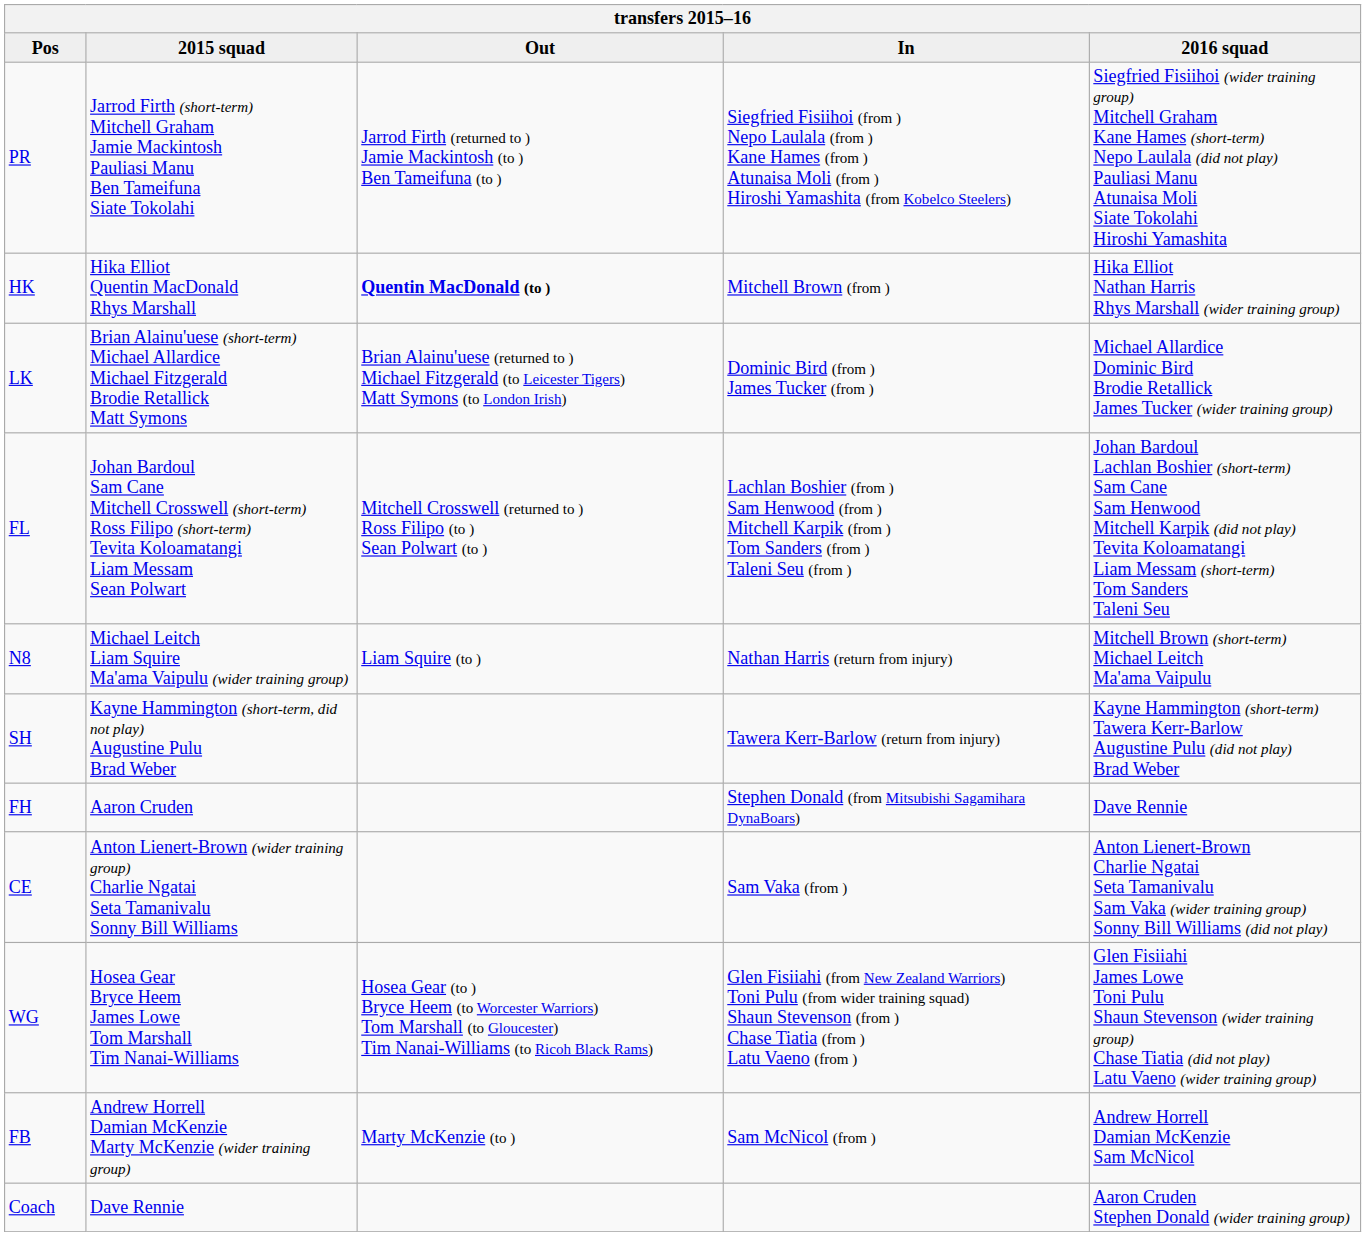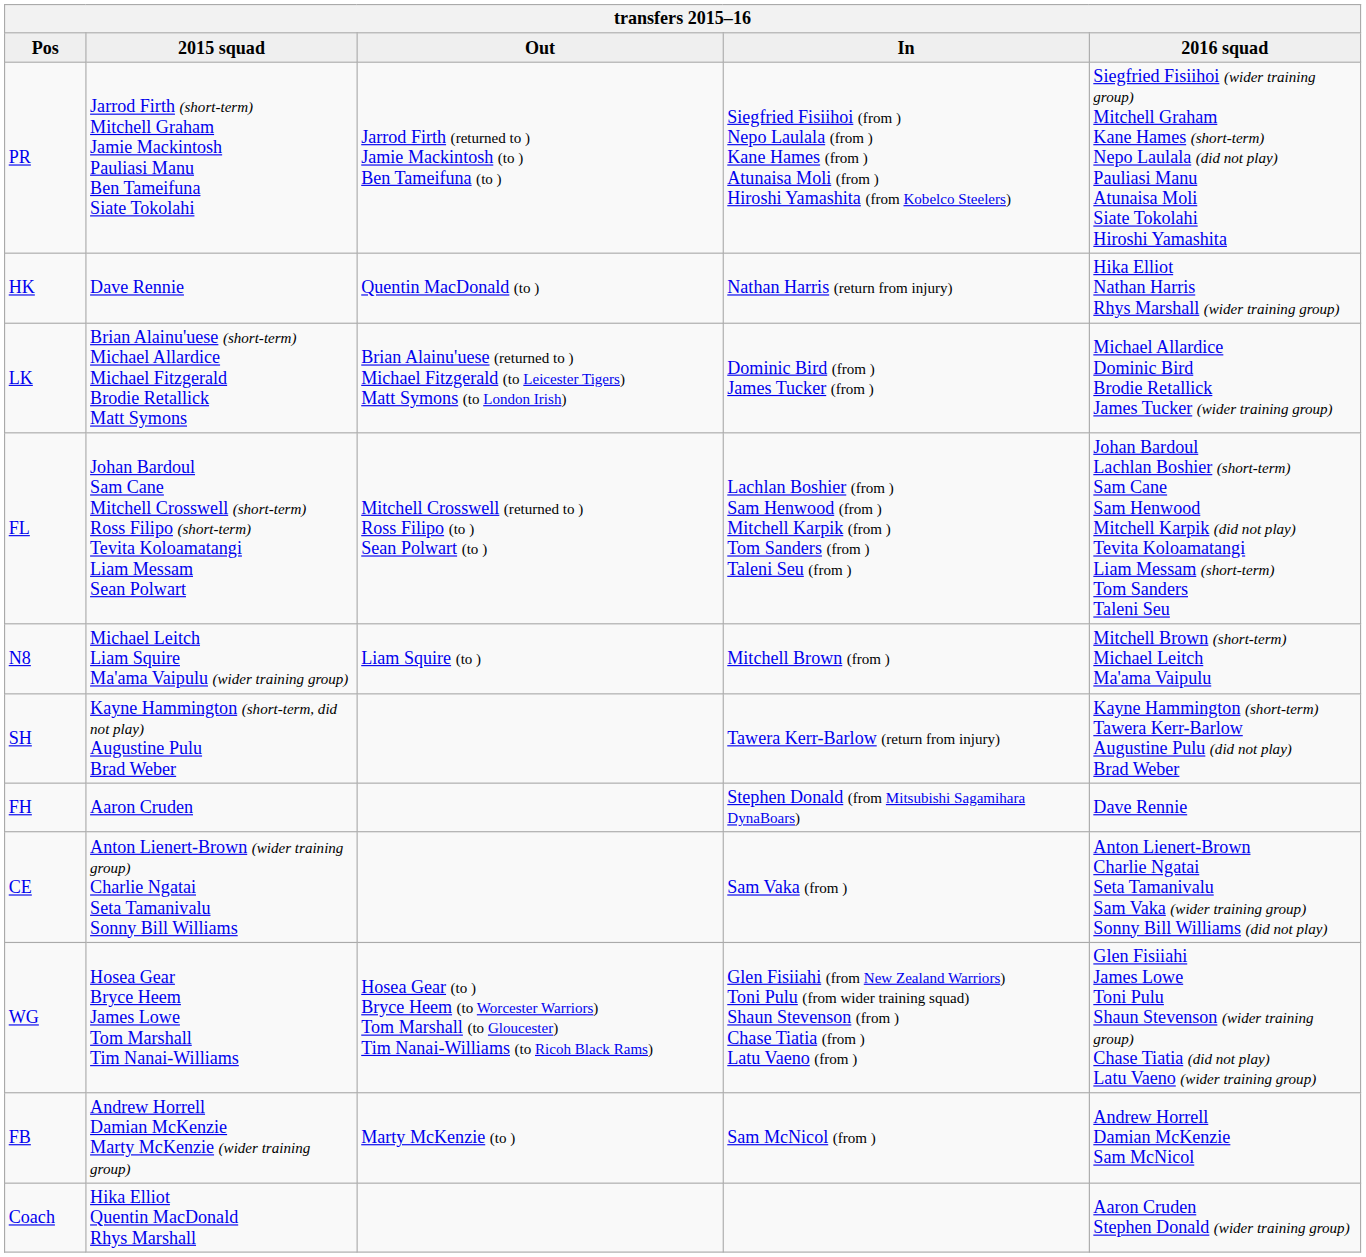(164, 287) Hika Elliot Quentin MacDonald Rhys Marshall -> (137, 287) Dave Rennie
(456, 287) bold -> (450, 287) normal
(809, 287) Mitchell Brown (from ) -> (840, 287) Nathan Harris (return from injury)
(840, 658) Nathan Harris (return from injury) -> (809, 658) Mitchell Brown (from )
(137, 1207) Dave Rennie -> (164, 1217) Hika Elliot Quentin MacDonald Rhys Marshall
